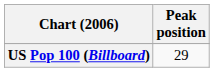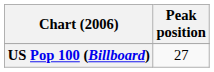(181, 55) 29 -> (181, 55) 27
